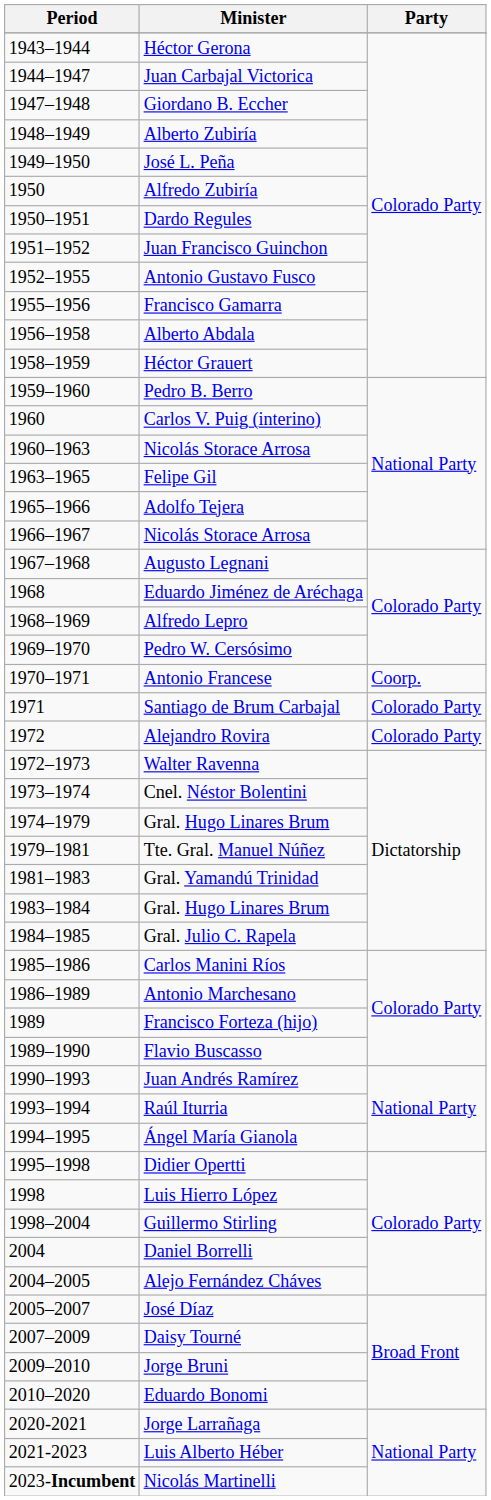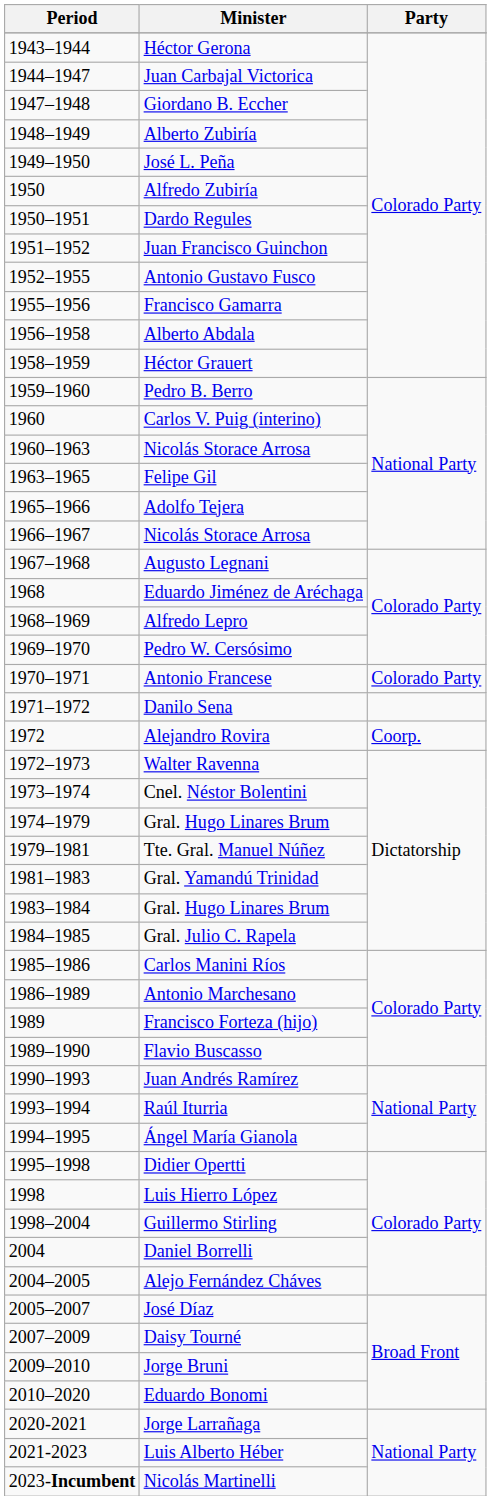(396, 678) Coorp. -> (426, 678) Colorado Party
- row: (27, 707)
+ row: (49, 707)
(426, 735) Colorado Party -> (396, 735) Coorp.
